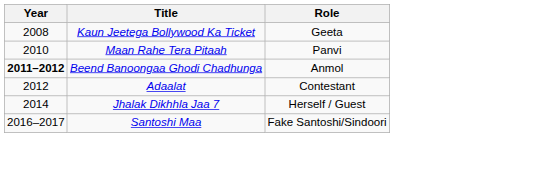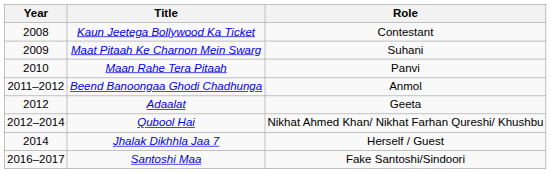(327, 31) Geeta -> (405, 31) Contestant
+ row: (166, 50)
(36, 68) bold -> (36, 86) normal
(327, 86) Contestant -> (405, 104) Geeta
+ row: (166, 123)
